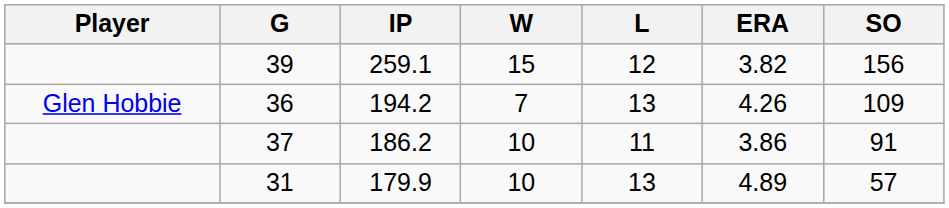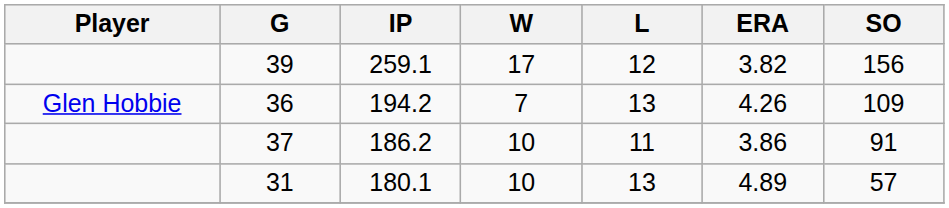(521, 63) 15 -> (521, 63) 17
(401, 182) 179.9 -> (401, 182) 180.1
